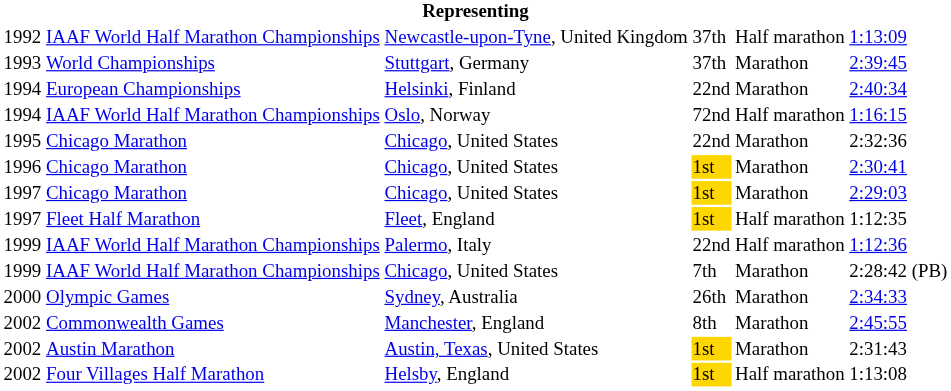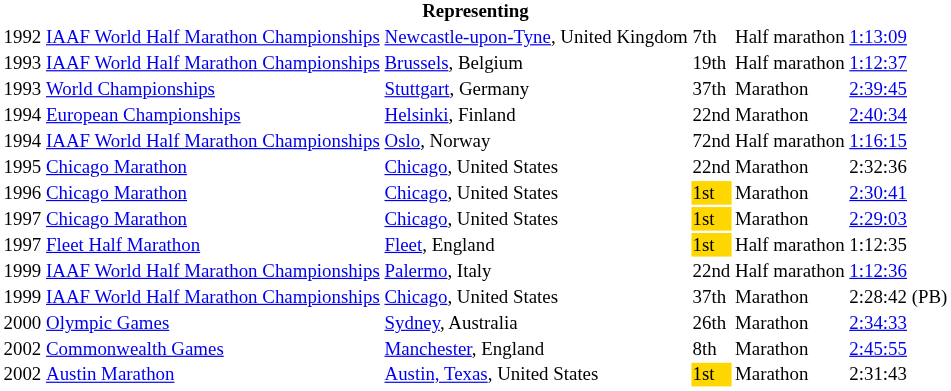(709, 37) 37th -> (705, 37) 7th
+ row: (22, 62)
(705, 270) 7th -> (709, 296) 37th
- row: (22, 374)
